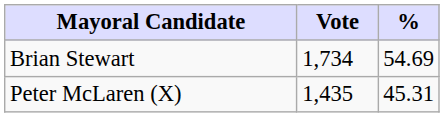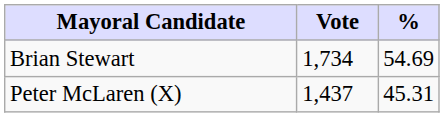(328, 93) 1,435 -> (328, 93) 1,437
